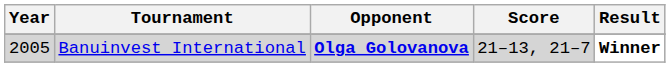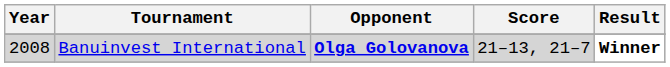(30, 48) 2005 -> (30, 48) 2008
